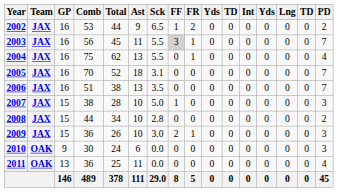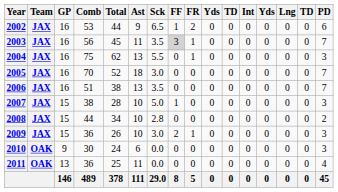(324, 27) 2 -> (324, 27) 6
(158, 42) 5.5 -> (158, 42) 3.5
(324, 57) 4 -> (324, 57) 3
(158, 73) 3.1 -> (158, 73) 3.0
